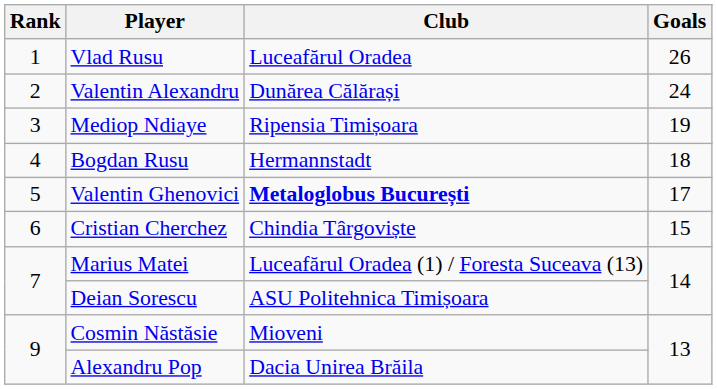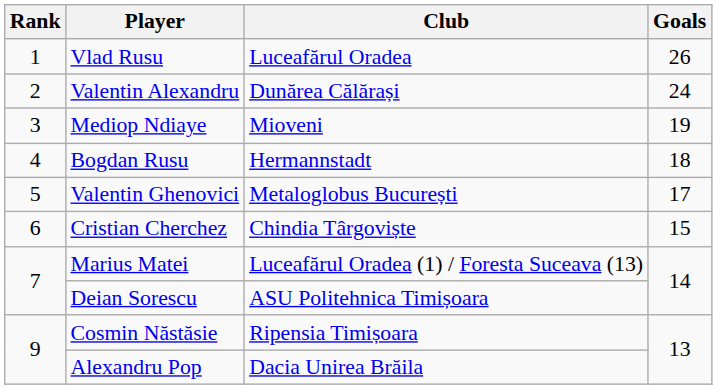(333, 125) Ripensia Timișoara -> (286, 125) Mioveni
(359, 194) bold -> (353, 194) normal
(286, 332) Mioveni -> (333, 332) Ripensia Timișoara
